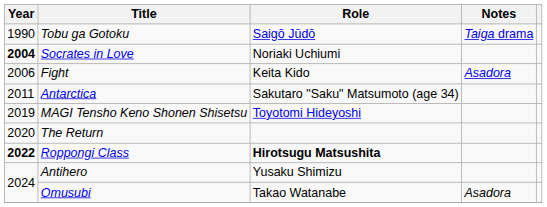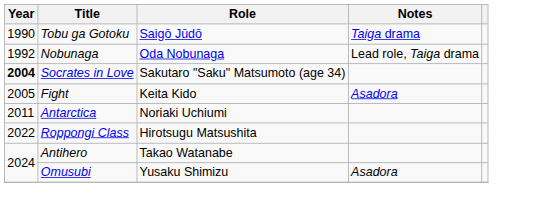+ row: (70, 53)
(297, 53) Noriaki Uchiumi -> (242, 73) Sakutaro "Saku" Matsumoto (age 34)
(21, 73) 2006 -> (21, 93) 2005
(356, 93) Sakutaro "Saku" Matsumoto (age 34) -> (183, 113) Noriaki Uchiumi
- row: (144, 113)
- row: (72, 133)
(21, 152) bold -> (21, 133) normal
(317, 152) bold -> (198, 133) normal
(297, 172) Yusaku Shimizu -> (186, 152) Takao Watanabe
(299, 192) Takao Watanabe -> (184, 172) Yusaku Shimizu
